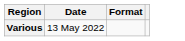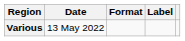+ column: (160, 12)
